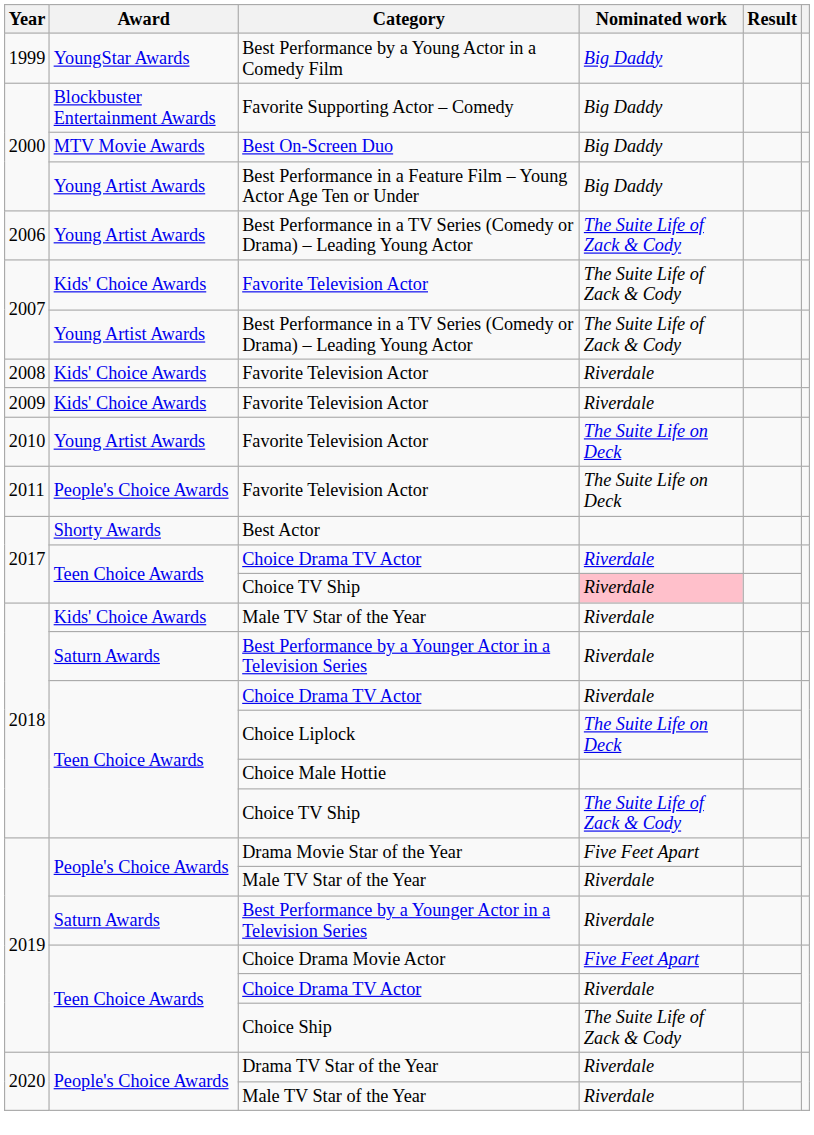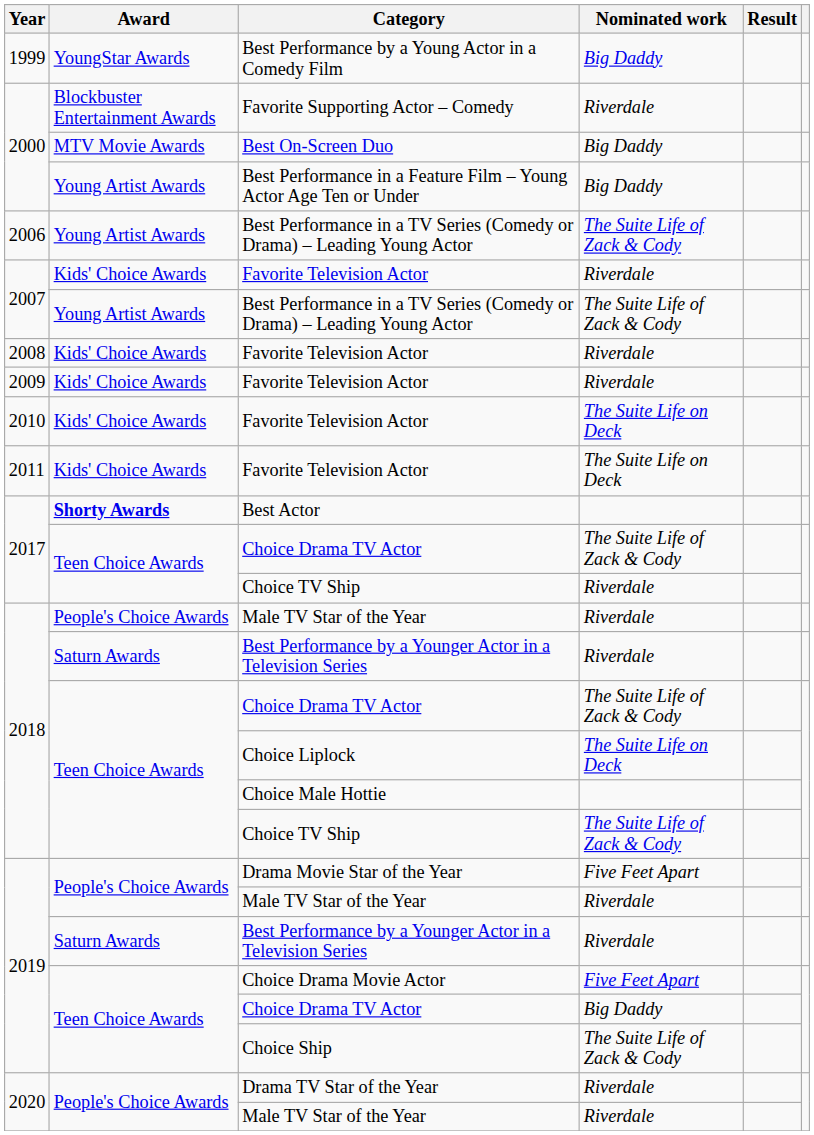(623, 107) Big Daddy -> (619, 107) Riverdale
(644, 284) The Suite Life of Zack & Cody -> (619, 274) Riverdale
(129, 441) Young Artist Awards -> (130, 421) Kids' Choice Awards
(141, 491) People's Choice Awards -> (130, 470) Kids' Choice Awards
(107, 530) normal -> (112, 509) bold
(619, 559) Riverdale -> (644, 548) The Suite Life of Zack & Cody
(619, 588) pink background -> (619, 588) no background
(130, 617) Kids' Choice Awards -> (141, 617) People's Choice Awards
(619, 695) Riverdale -> (644, 705) The Suite Life of Zack & Cody
(619, 988) Riverdale -> (623, 1008) Big Daddy
